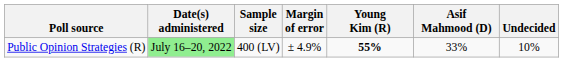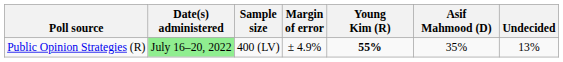(456, 47) 33% -> (456, 47) 35%
(529, 47) 10% -> (529, 47) 13%
